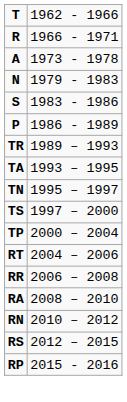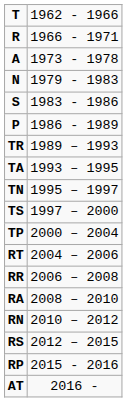+ row: (16, 386)
